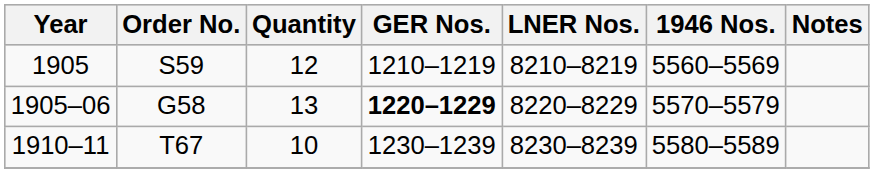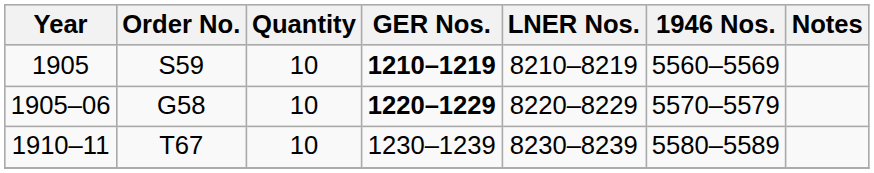(304, 65) 12 -> (304, 65) 10
(432, 65) normal -> (432, 65) bold
(304, 106) 13 -> (304, 106) 10
